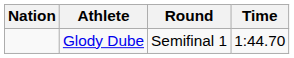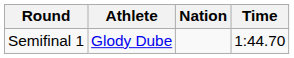columns swapped: (32, 16) <-> (189, 16)
